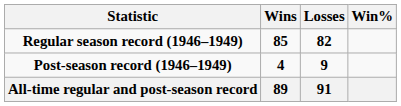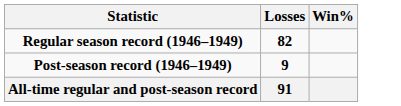- column: (281, 16)
